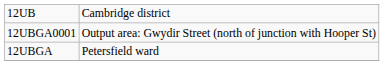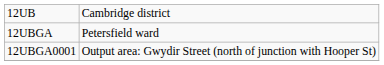rows swapped: (30, 51) <-> (42, 32)
